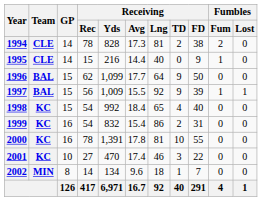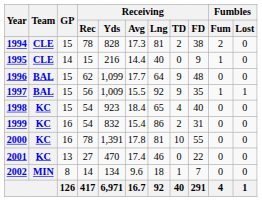(67, 44) 14 -> (67, 44) 15
(198, 76) 50 -> (198, 76) 48
(198, 92) 39 -> (198, 92) 35
(112, 108) 992 -> (112, 108) 923
(67, 156) 10 -> (67, 156) 13
(179, 156) 3 -> (179, 156) 0
